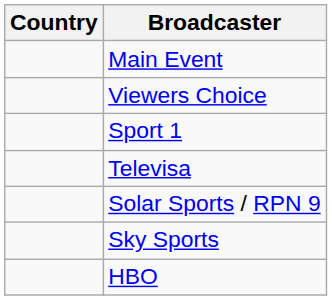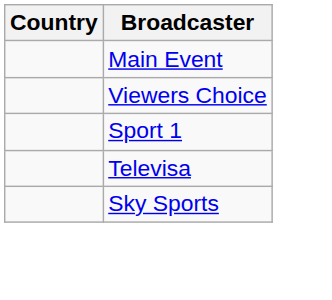- row: (214, 204)
- row: (133, 276)
